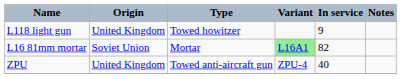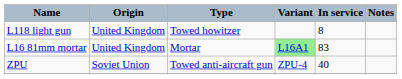(321, 30) 9 -> (321, 30) 8
(120, 47) Soviet Union -> (128, 47) United Kingdom
(323, 47) 82 -> (323, 47) 83
(128, 64) United Kingdom -> (120, 64) Soviet Union
